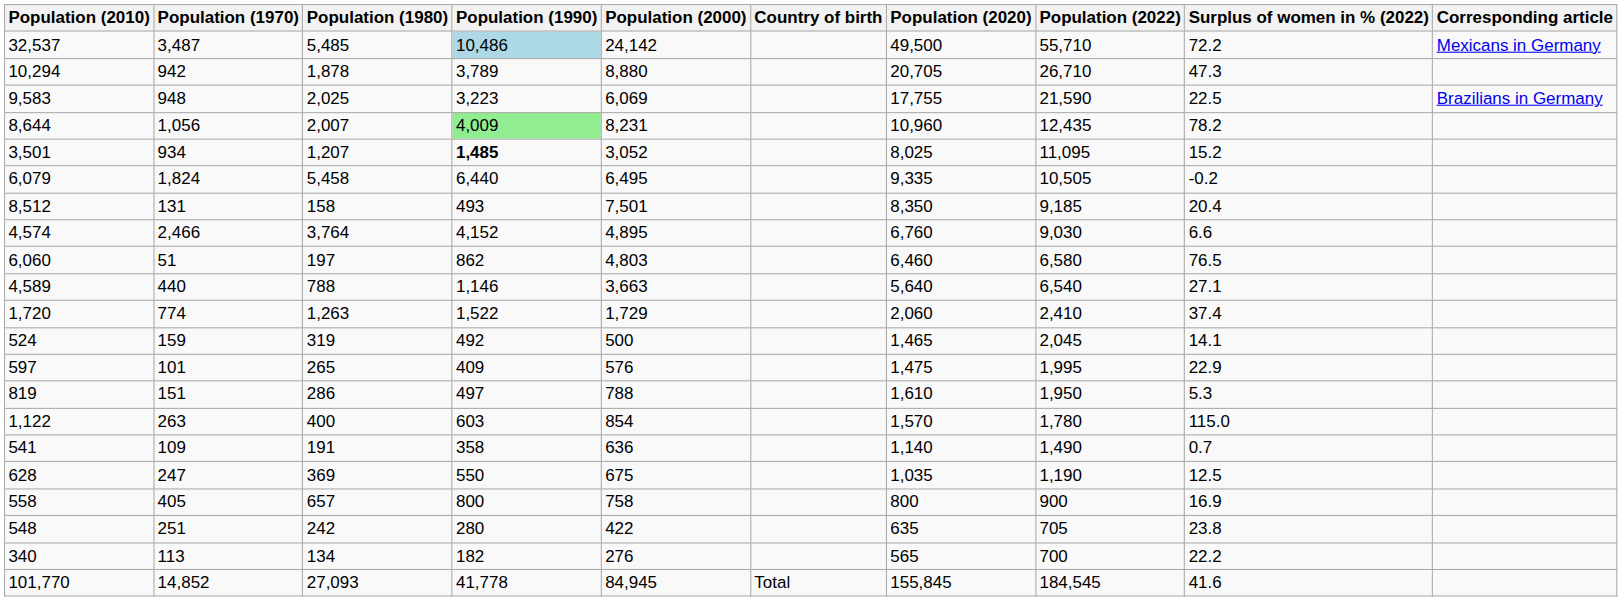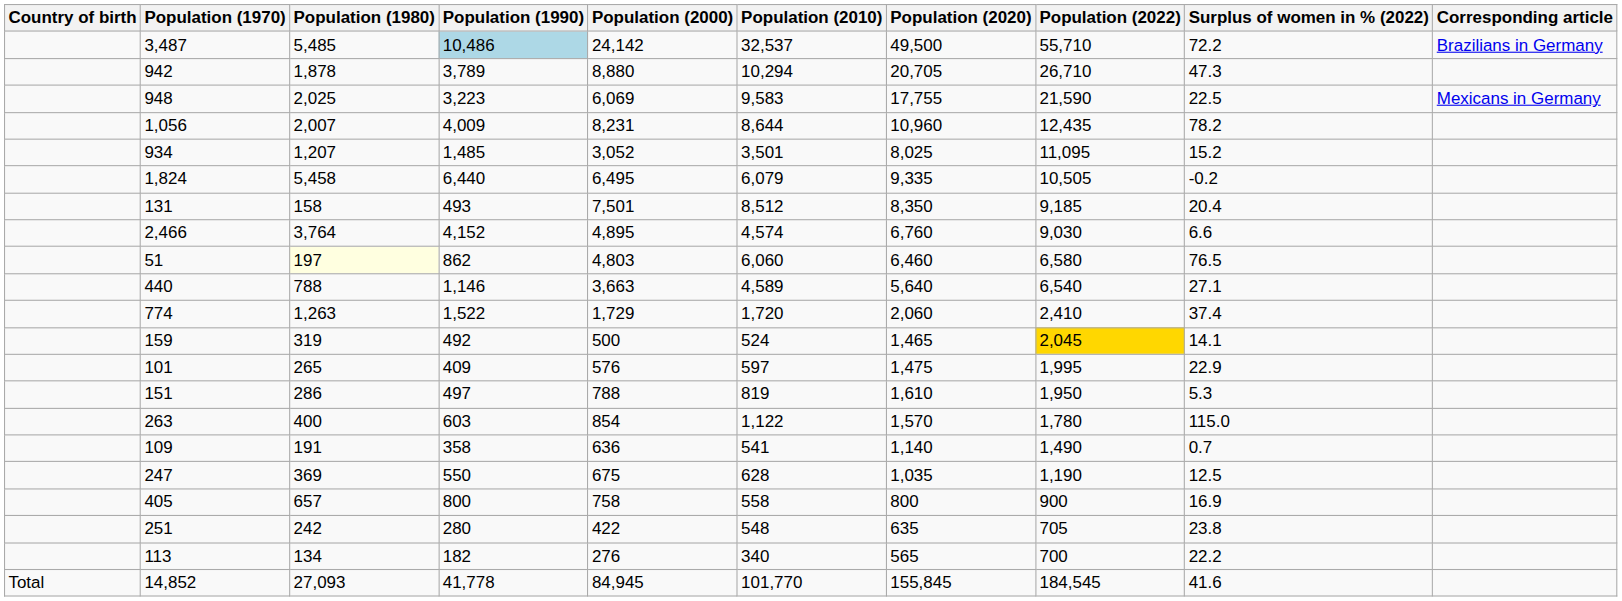columns swapped: (818, 17) <-> (79, 17)
(1519, 44) Mexicans in Germany -> (1520, 44) Brazilians in Germany
(1520, 98) Brazilians in Germany -> (1519, 98) Mexicans in Germany
(477, 125) lightgreen background -> (464, 125) no background
(477, 152) bold -> (464, 152) normal
(321, 260) no background -> (308, 260) lightyellow background
(1061, 340) no background -> (1061, 340) gold background
